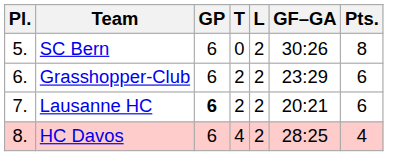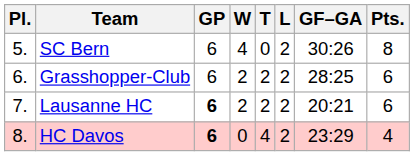+ column: (242, 19)
(305, 77) 23:29 -> (331, 77) 28:25
(212, 135) normal -> (212, 135) bold
(305, 135) 28:25 -> (331, 135) 23:29
